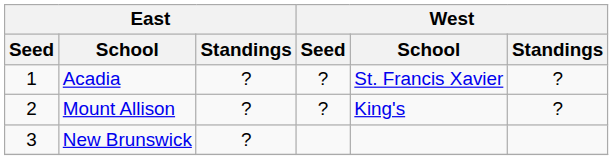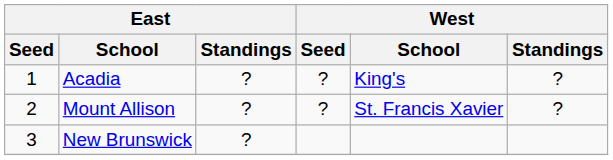(429, 79) St. Francis Xavier -> (380, 79) King's
(380, 109) King's -> (429, 109) St. Francis Xavier
